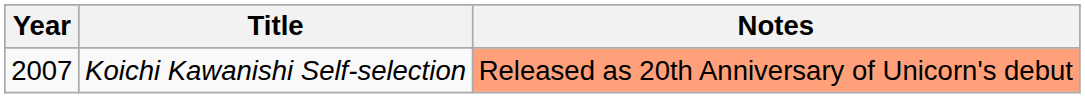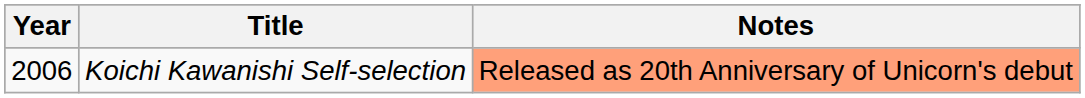(42, 69) 2007 -> (42, 69) 2006
